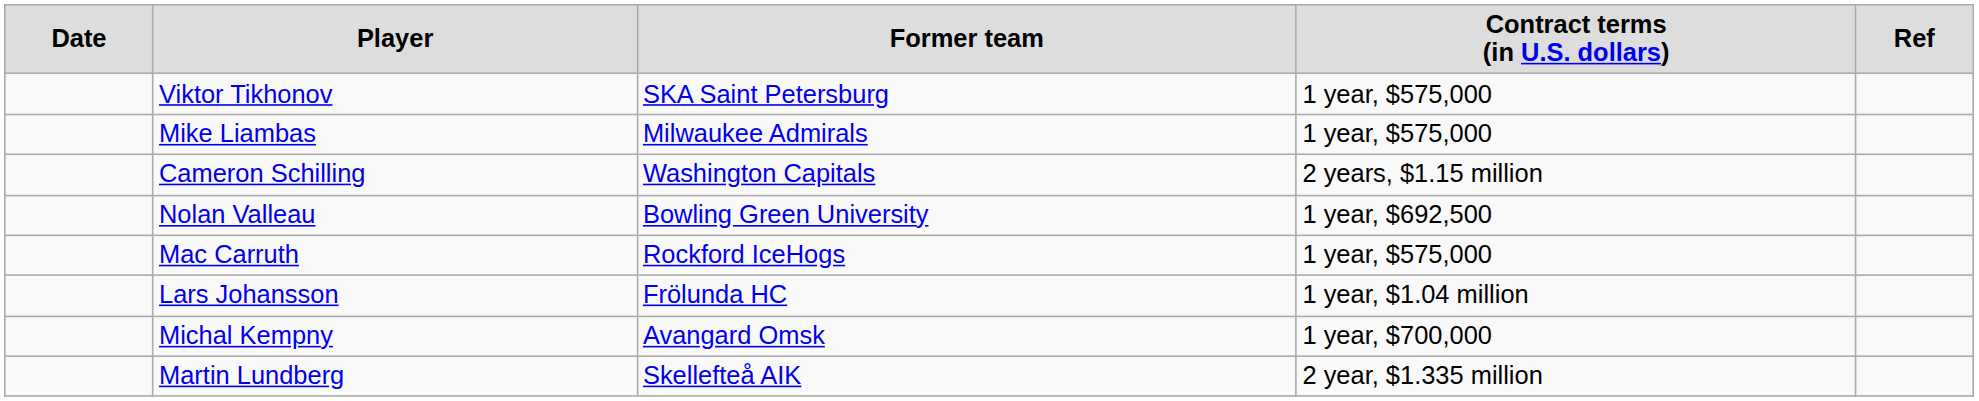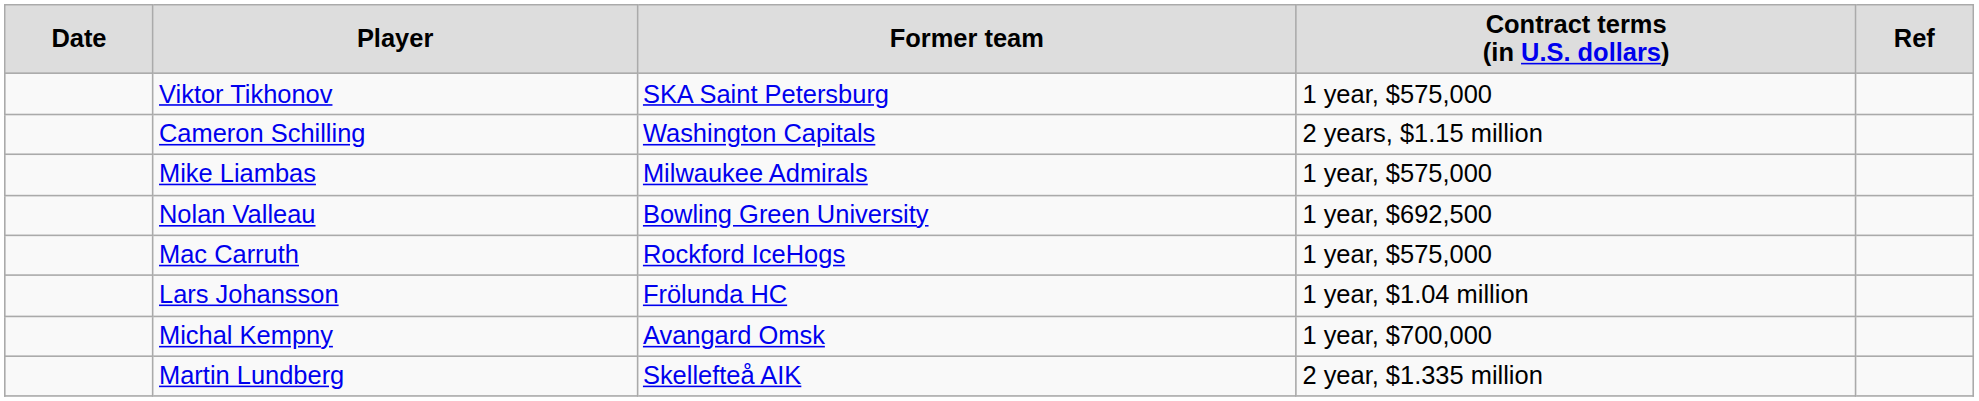rows swapped: (262, 174) <-> (237, 133)
